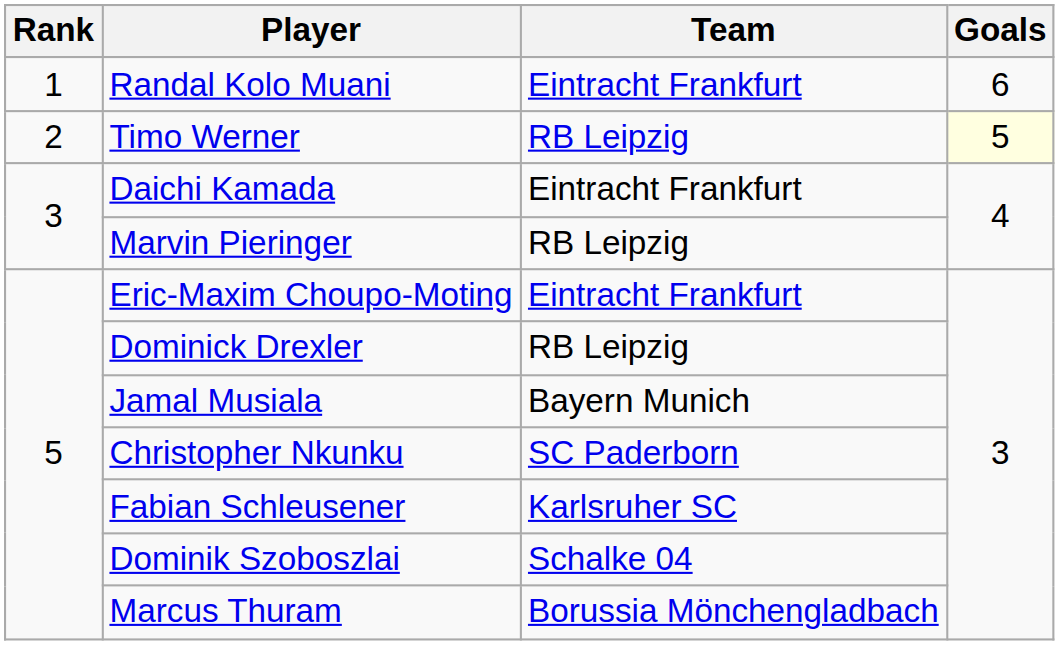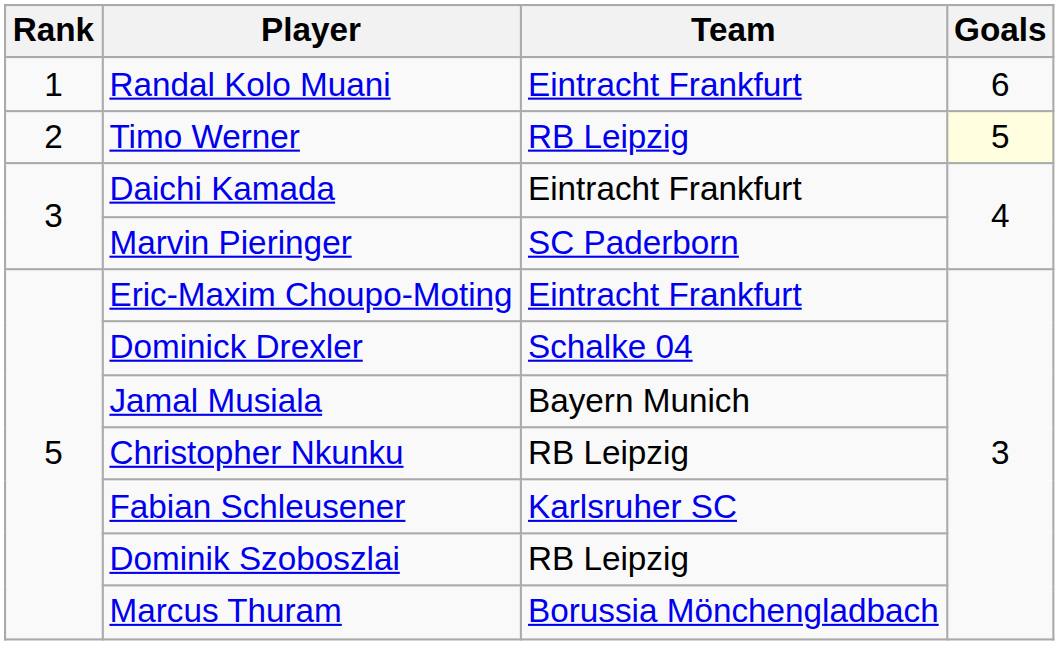(608, 242) RB Leipzig -> (633, 242) SC Paderborn
(608, 347) RB Leipzig -> (610, 347) Schalke 04
(633, 453) SC Paderborn -> (608, 453) RB Leipzig
(610, 558) Schalke 04 -> (608, 558) RB Leipzig
